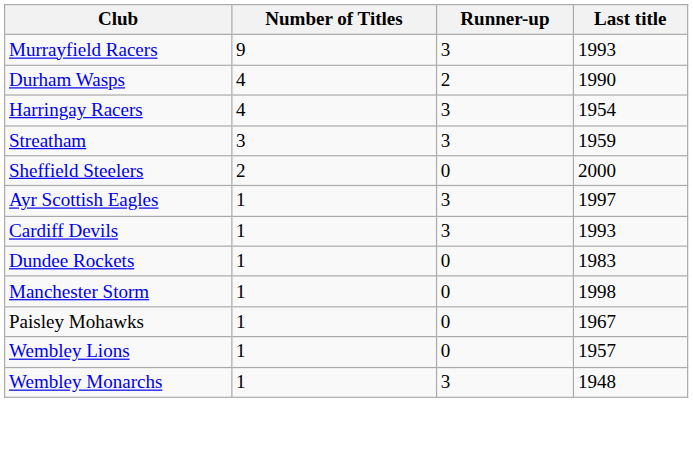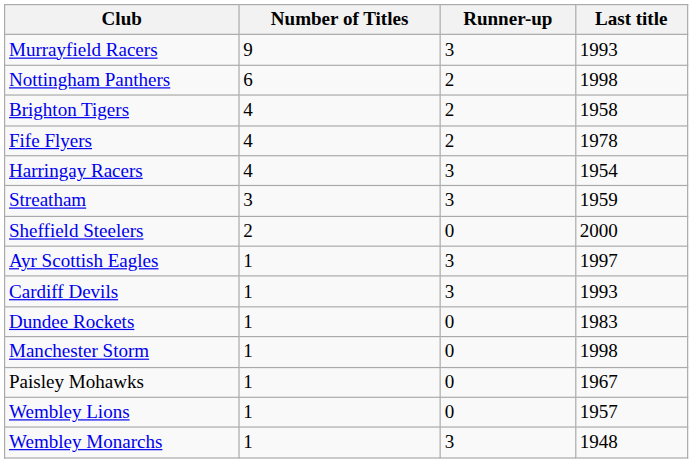+ row: (90, 79)
+ row: (69, 110)
- row: (67, 79)
+ row: (51, 140)
